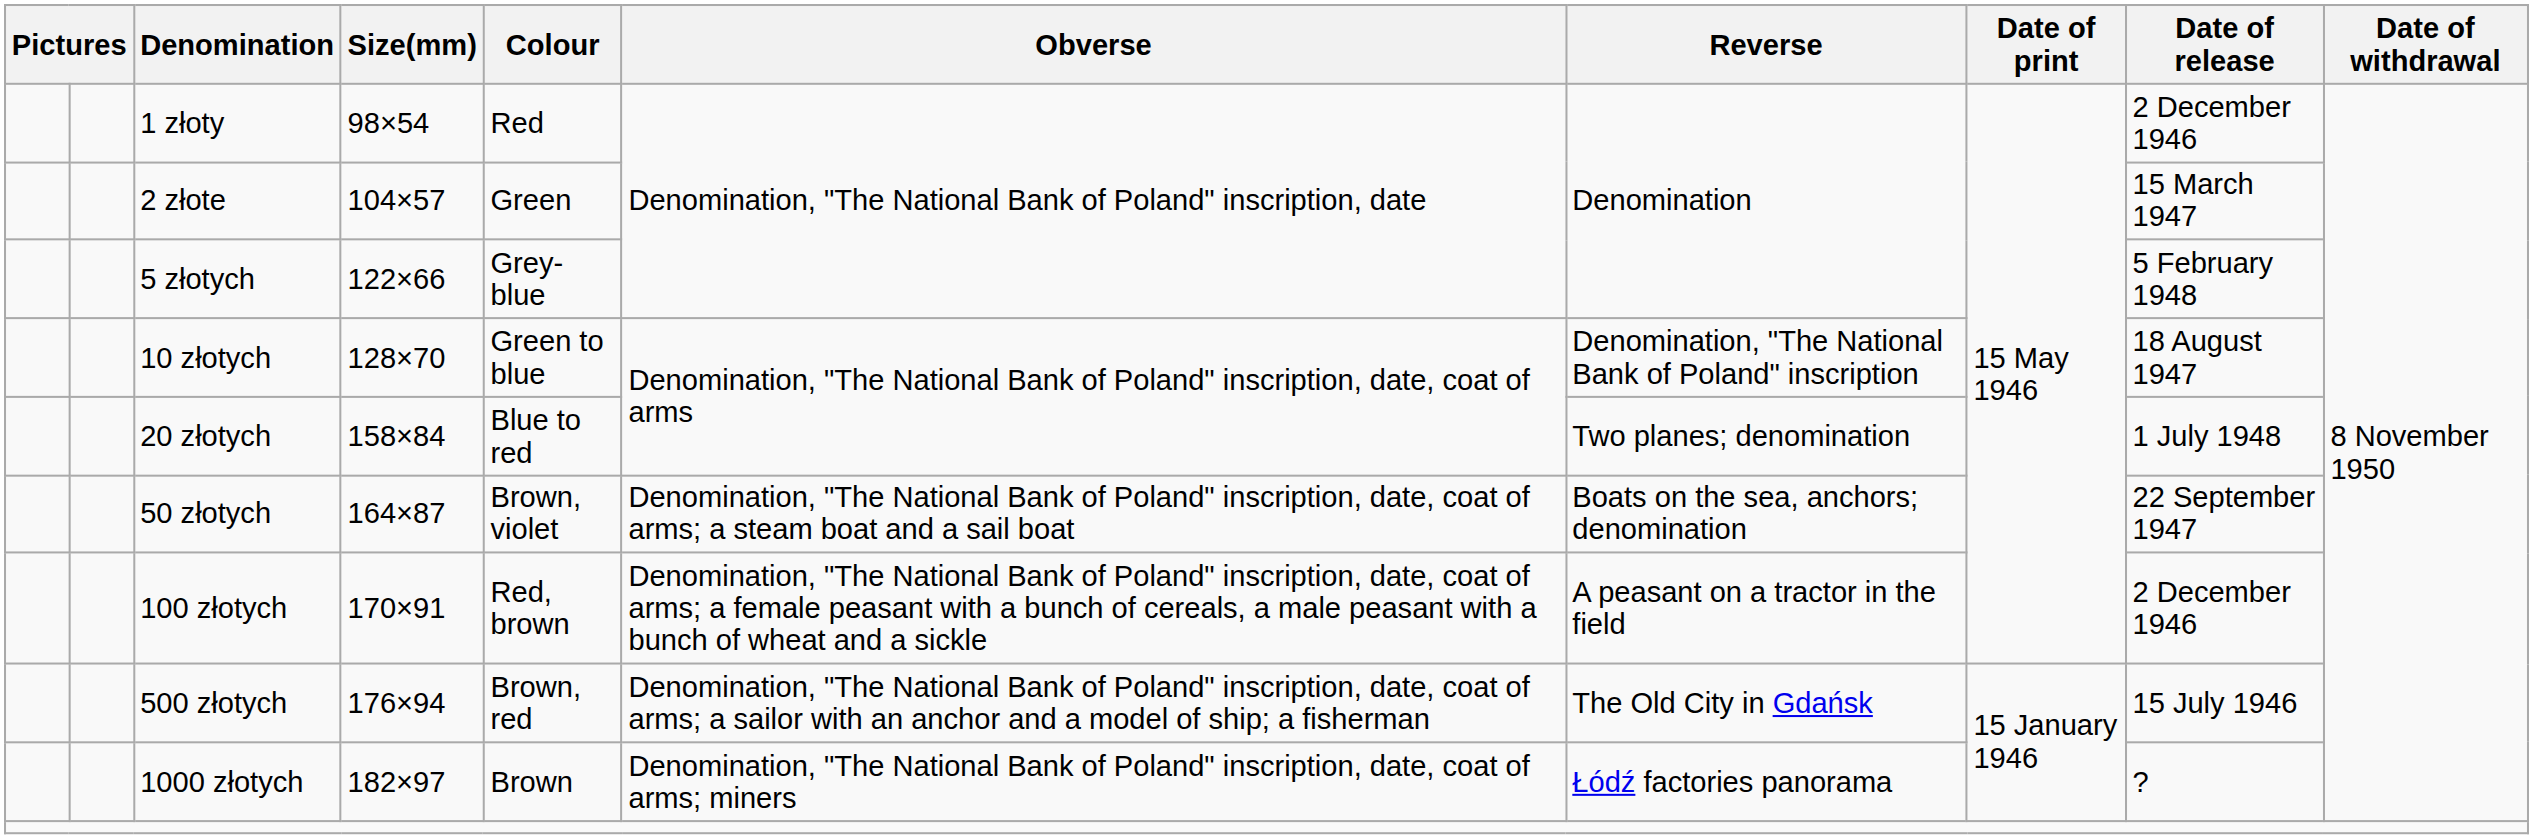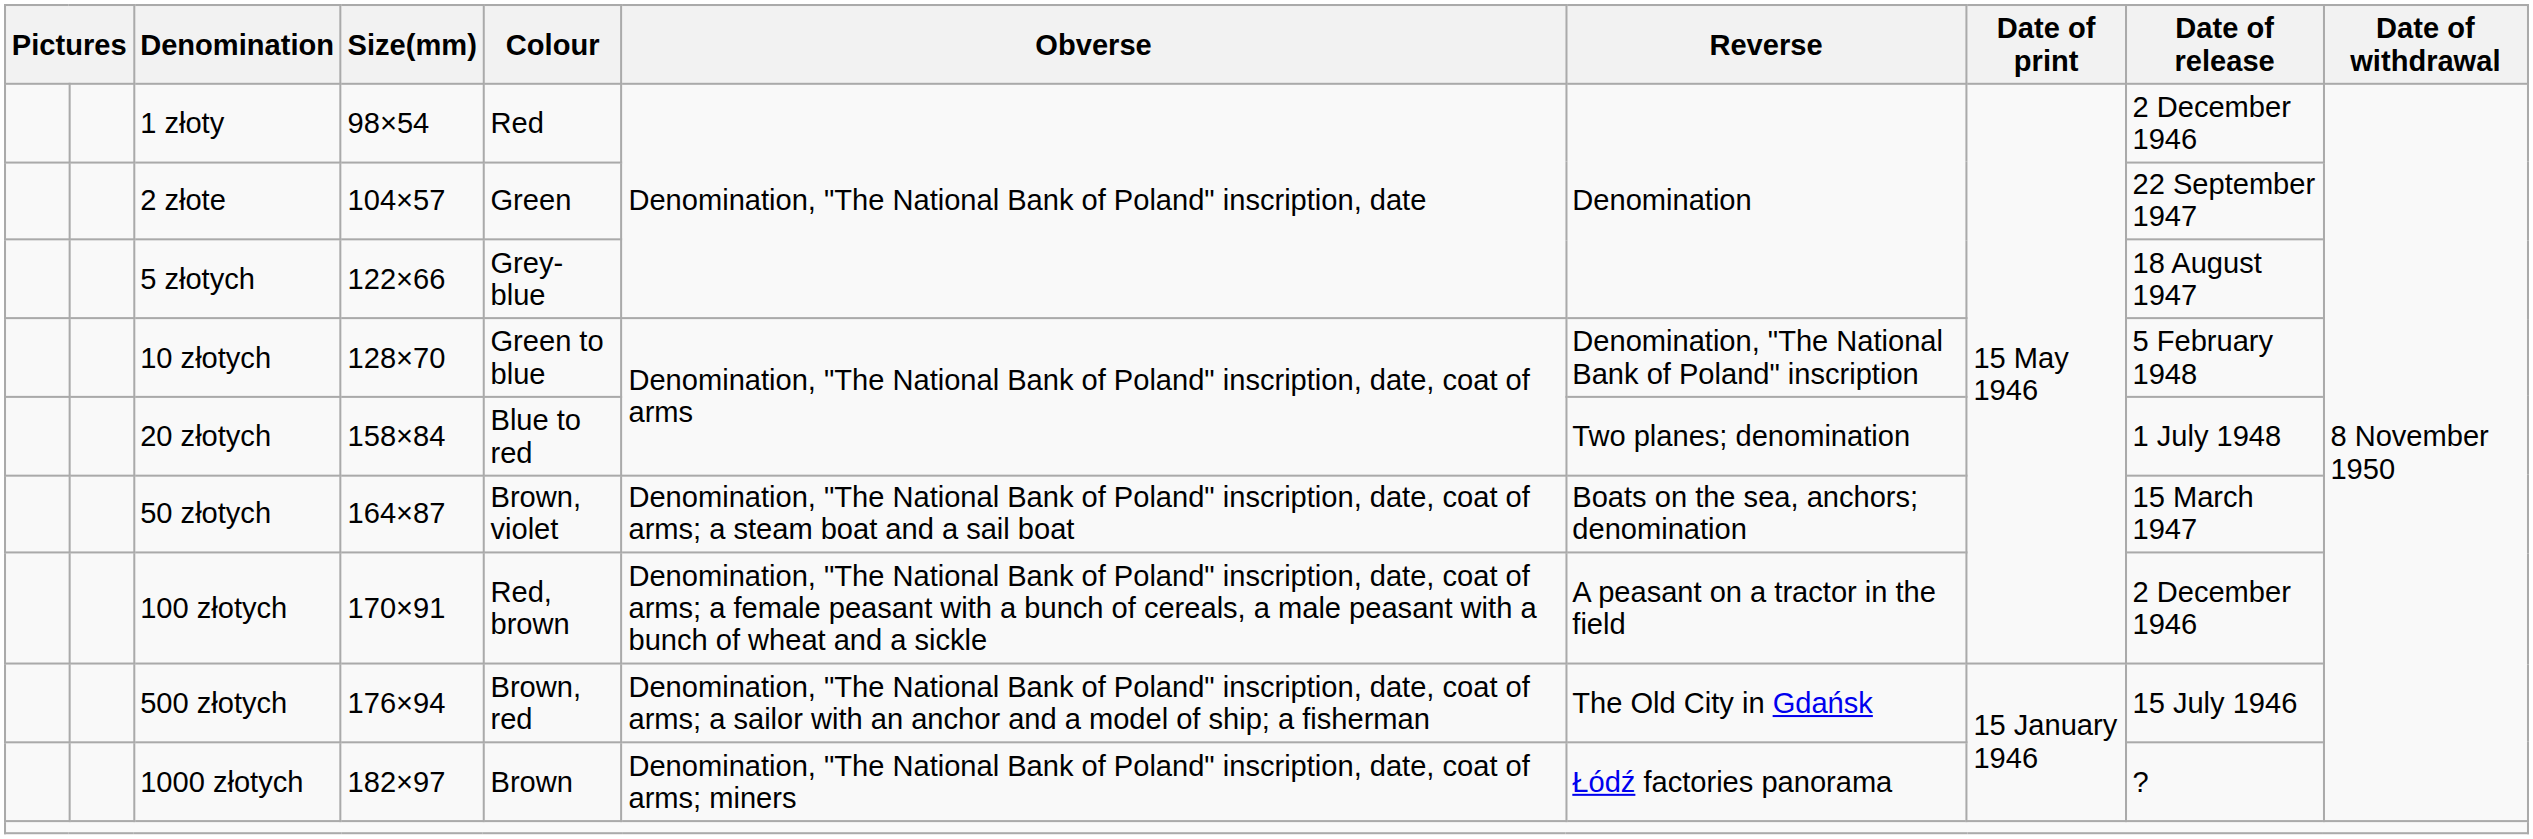(2193, 201) 15 March 1947 -> (2224, 201) 22 September 1947
(2203, 279) 5 February 1948 -> (2197, 279) 18 August 1947
(2197, 358) 18 August 1947 -> (2203, 358) 5 February 1948
(2224, 514) 22 September 1947 -> (2193, 514) 15 March 1947
